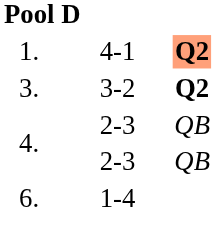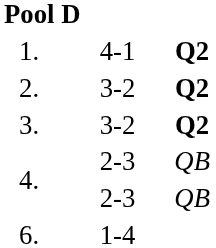(192, 51) lightsalmon background -> (192, 51) no background
+ row: (29, 88)
